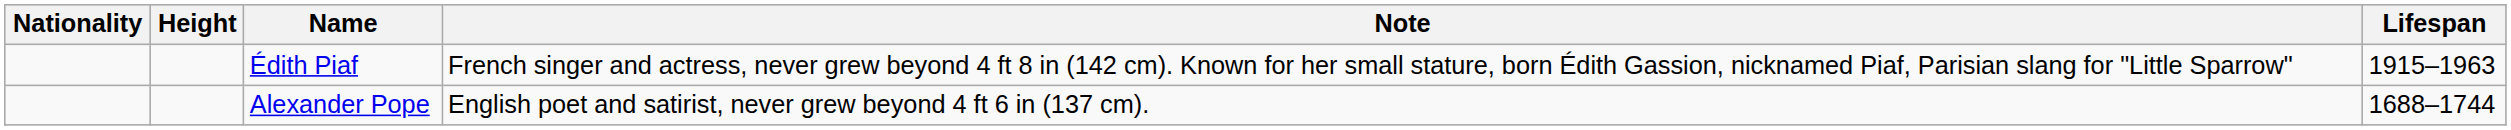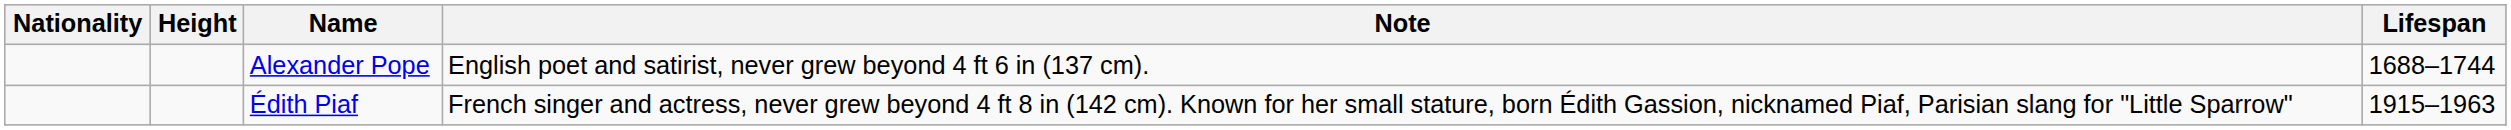rows swapped: (340, 104) <-> (304, 64)
